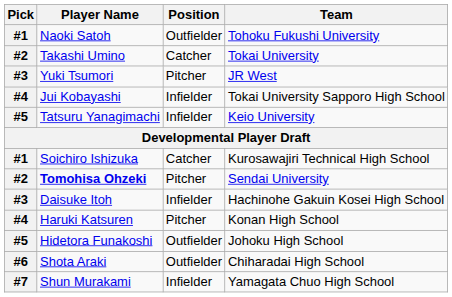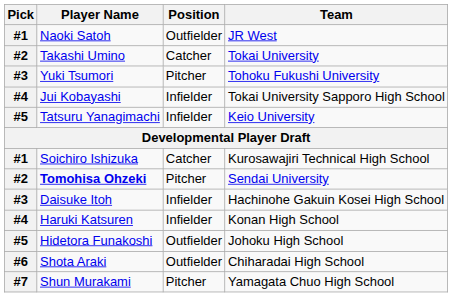(304, 35) Tohoku Fukushi University -> (252, 35) JR West
(252, 76) JR West -> (304, 76) Tohoku Fukushi University
(186, 220) Pitcher -> (189, 220) Infielder
(189, 281) Infielder -> (186, 281) Pitcher
